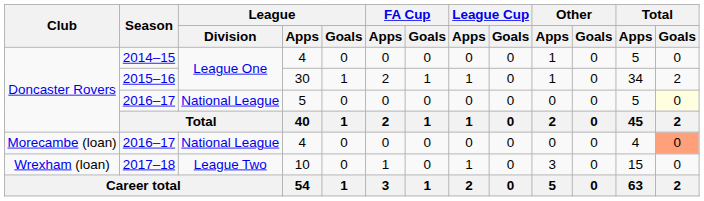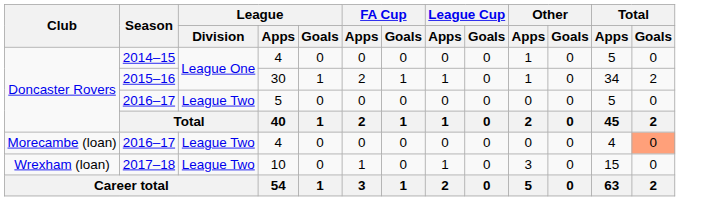(230, 100) National League -> (218, 100) League Two
(677, 100) lightyellow background -> (653, 100) no background
(230, 143) National League -> (218, 143) League Two
